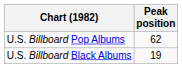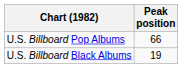(156, 39) 62 -> (156, 39) 66
